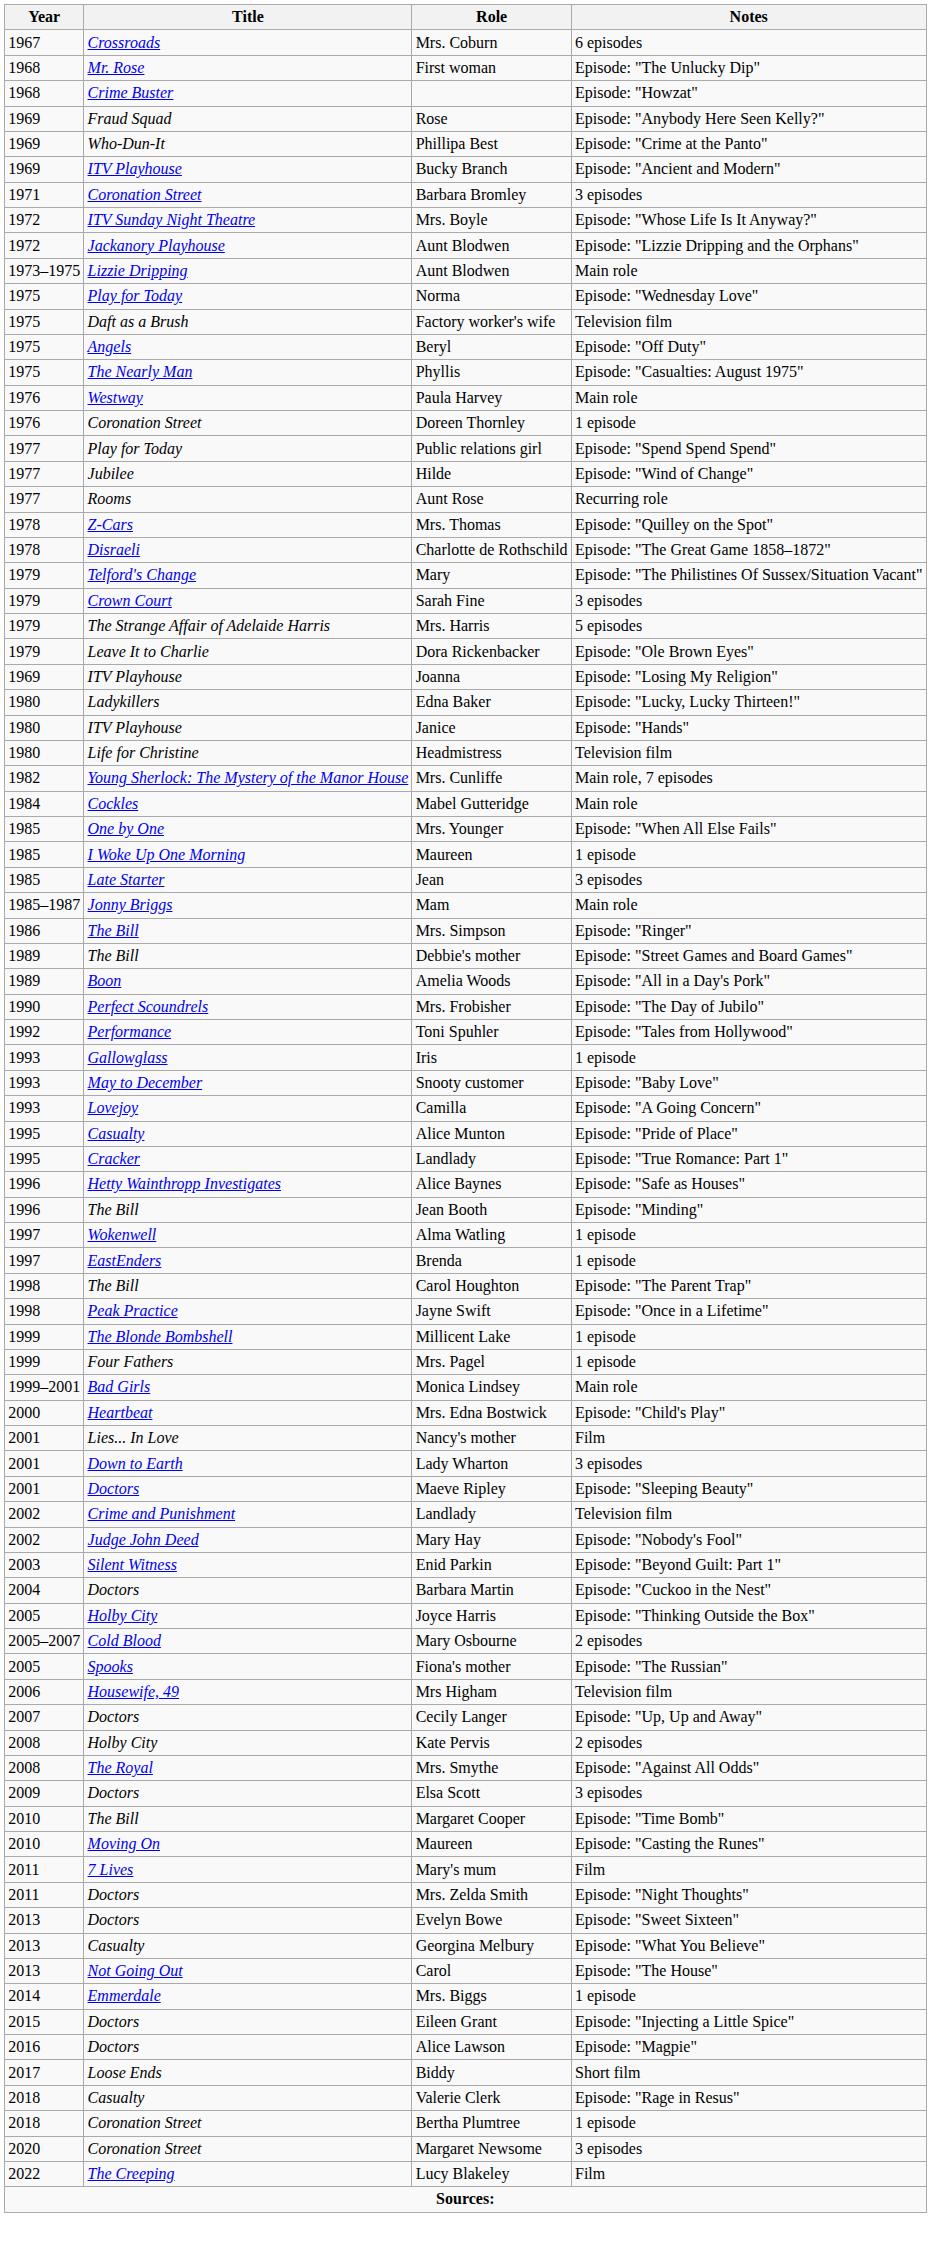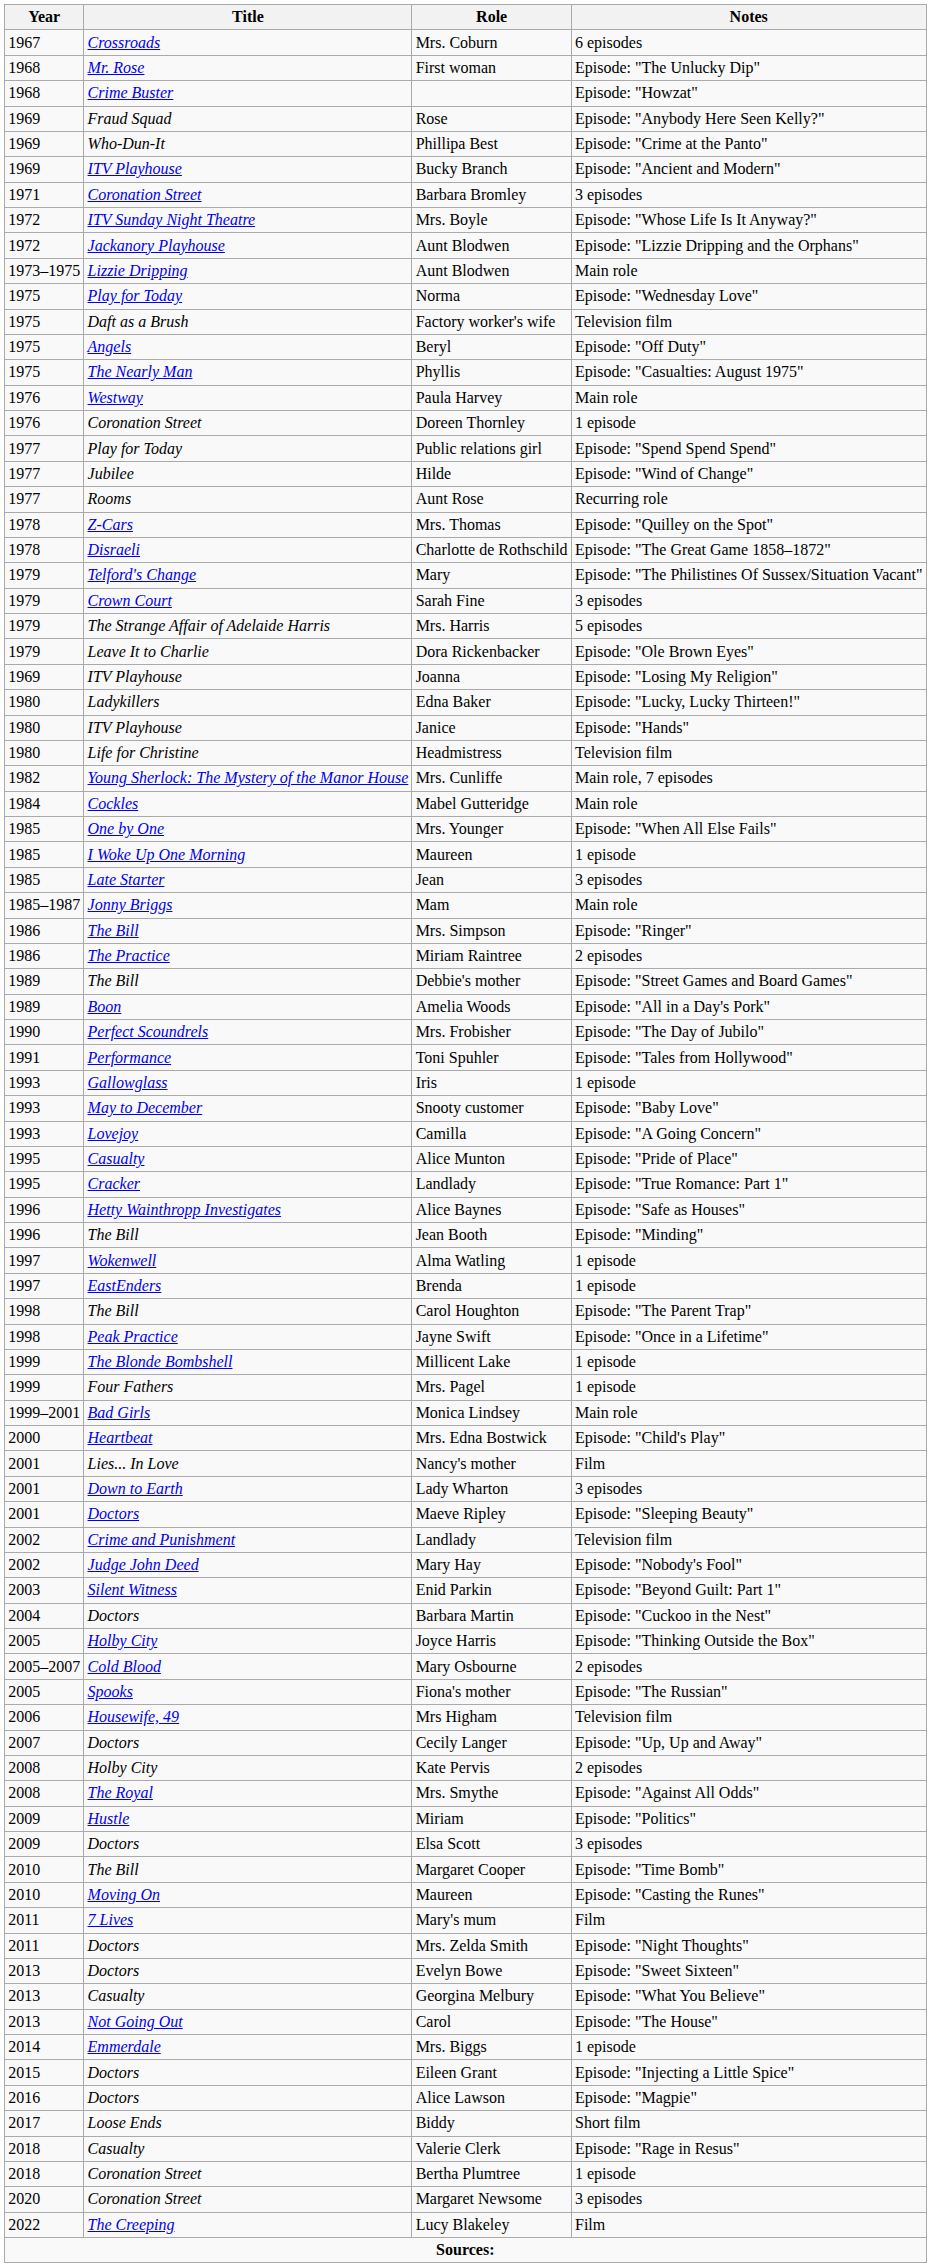+ row: (129, 956)
(24, 1032) 1992 -> (24, 1057) 1991
+ row: (108, 1818)
